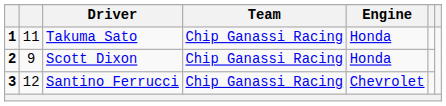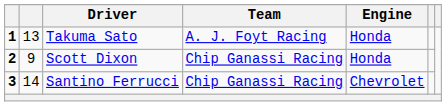(31, 38) 11 -> (31, 38) 13
(264, 38) Chip Ganassi Racing -> (256, 38) A. J. Foyt Racing
(31, 83) 12 -> (31, 83) 14
